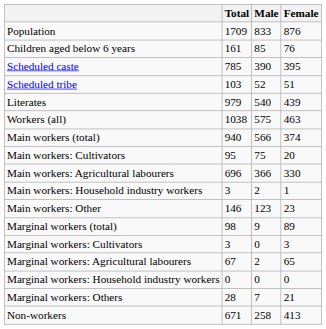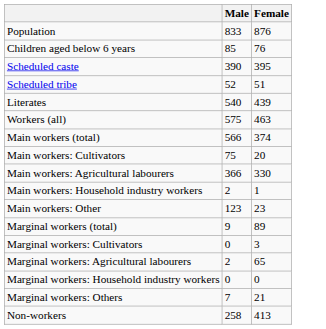- column: (237, 13)
